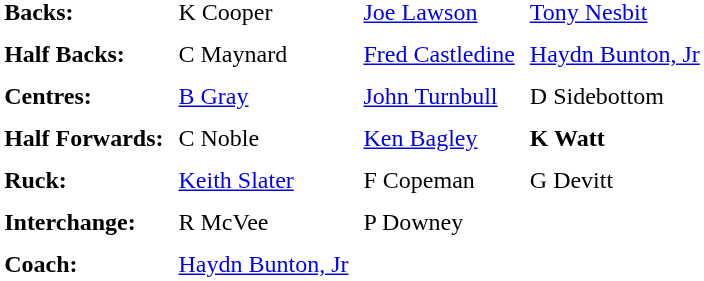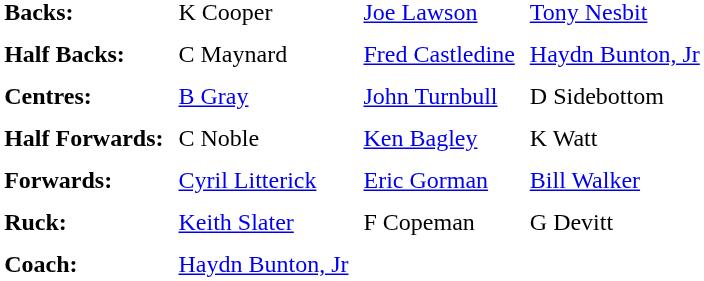(567, 138) bold -> (564, 138) normal
+ row: (58, 180)
- row: (70, 222)
